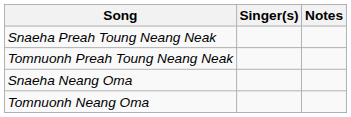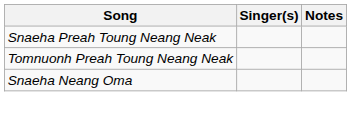- row: (78, 102)
